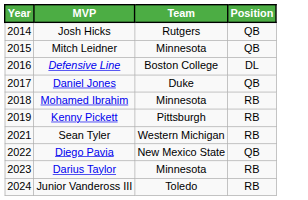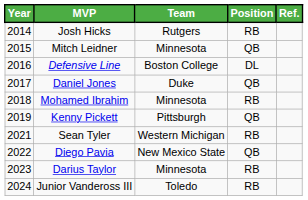+ column: (289, 13)
(252, 31) QB -> (252, 31) RB
(252, 118) RB -> (252, 118) QB
